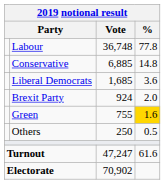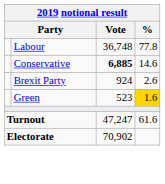(120, 64) normal -> (120, 64) bold
(148, 64) 14.8 -> (148, 64) 14.6
- row: (52, 81)
(151, 98) 2.0 -> (151, 81) 2.6
(124, 115) 755 -> (124, 98) 523
- row: (26, 132)
